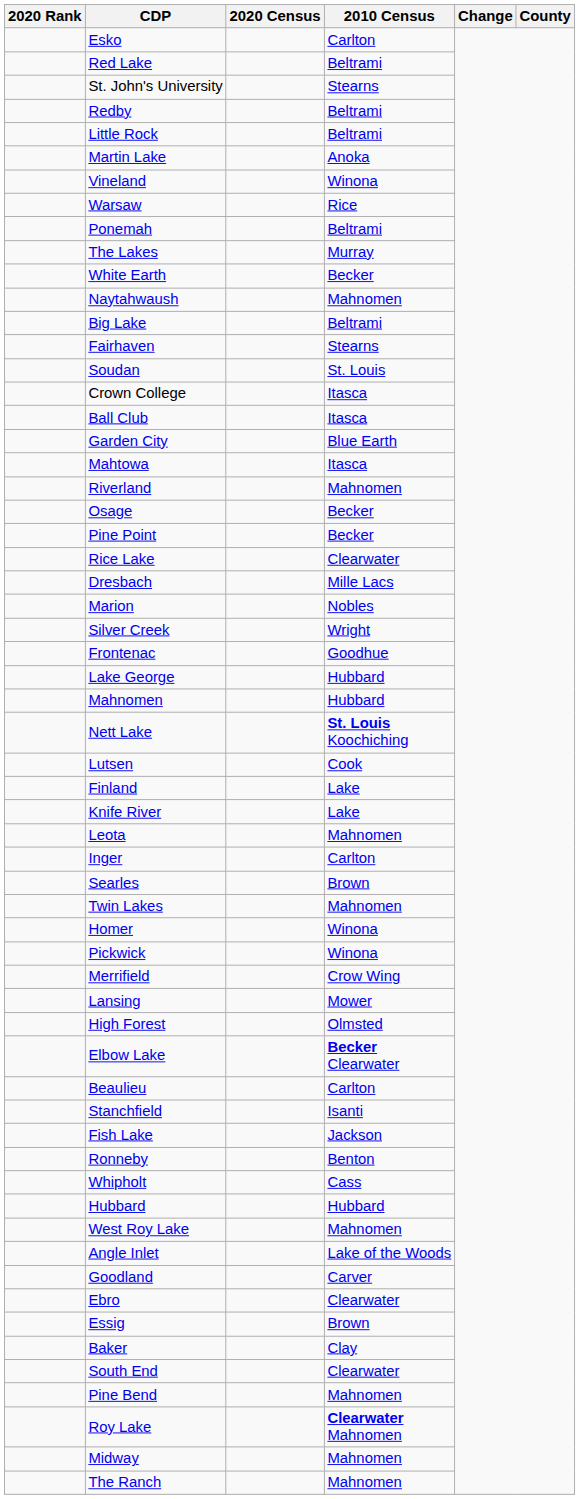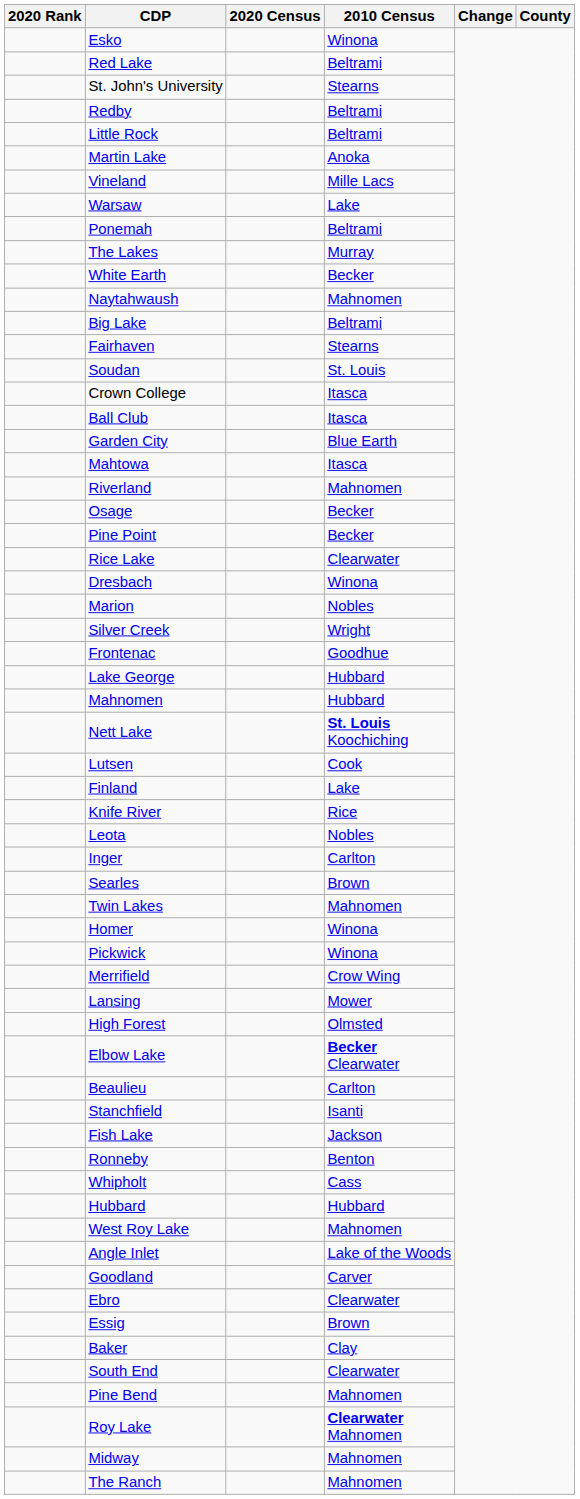(351, 39) Carlton -> (353, 39) Winona
(353, 181) Winona -> (361, 181) Mille Lacs
(342, 205) Rice -> (344, 205) Lake
(361, 582) Mille Lacs -> (353, 582) Winona
(344, 811) Lake -> (342, 811) Rice
(365, 835) Mahnomen -> (351, 835) Nobles
